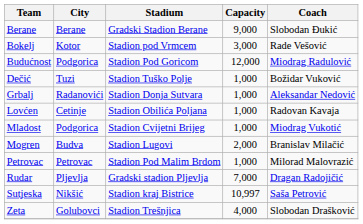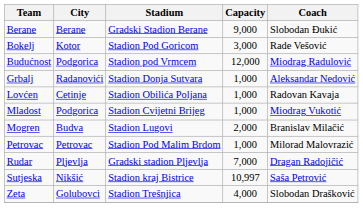(152, 45) Stadion pod Vrmcem -> (153, 45) Stadion Pod Goricom
(153, 62) Stadion Pod Goricom -> (152, 62) Stadion pod Vrmcem
- row: (19, 78)
